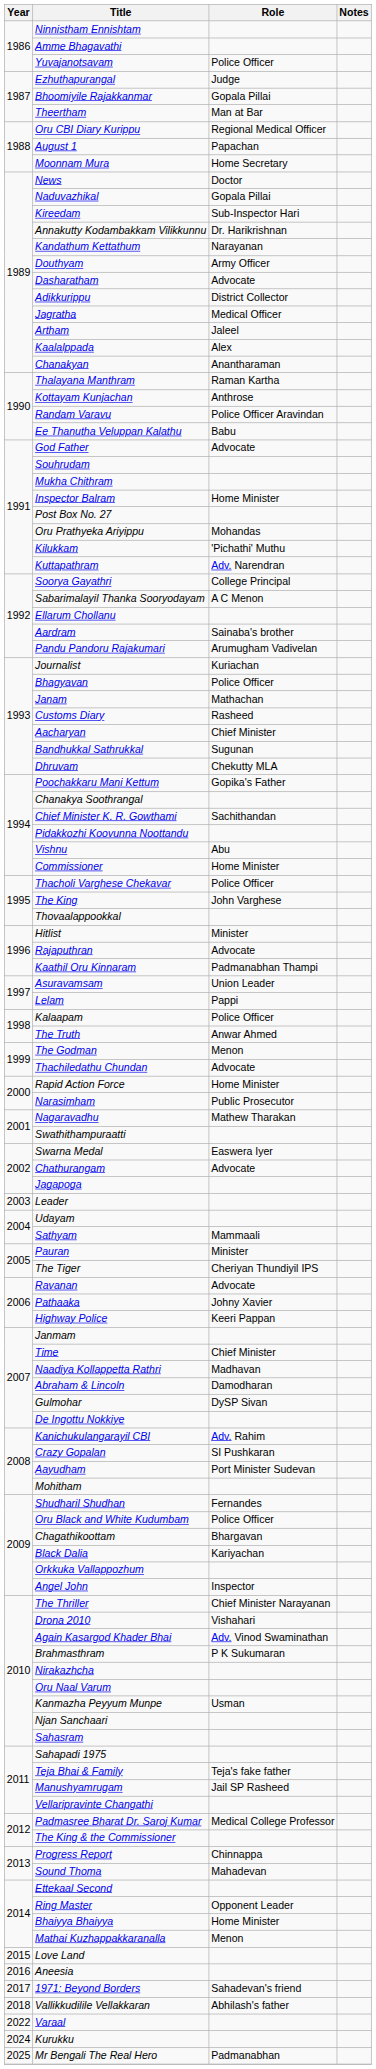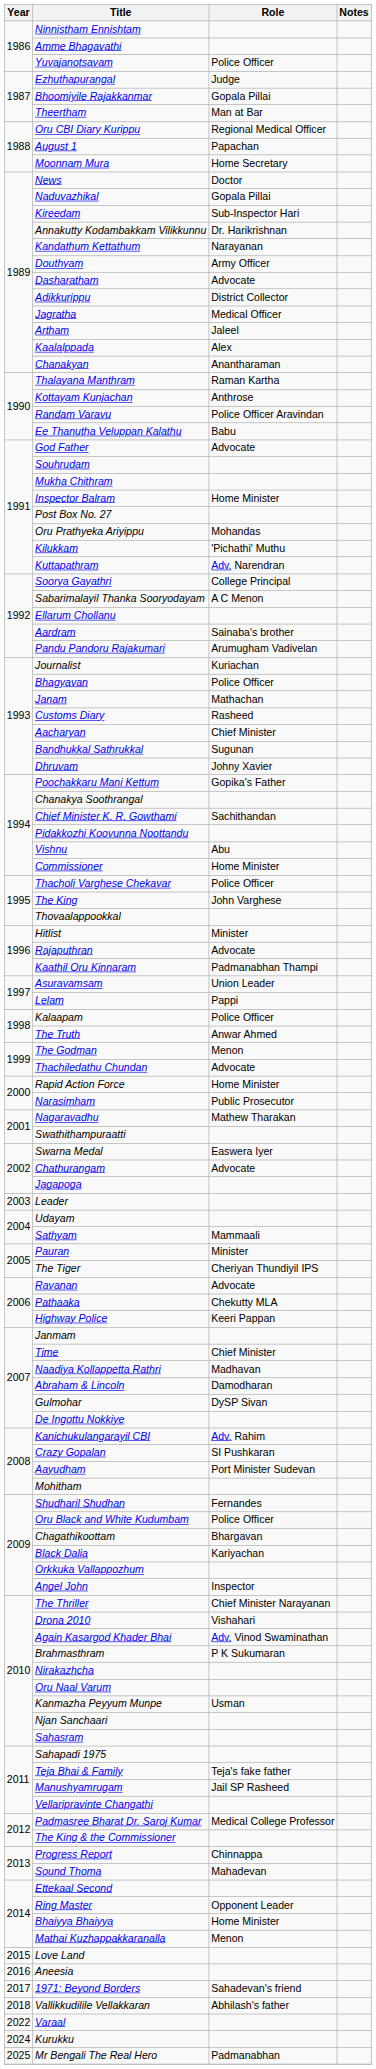(244, 766) Chekutty MLA -> (242, 766) Johny Xavier
(242, 1302) Johny Xavier -> (244, 1302) Chekutty MLA
